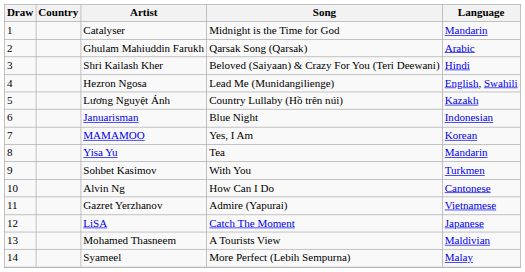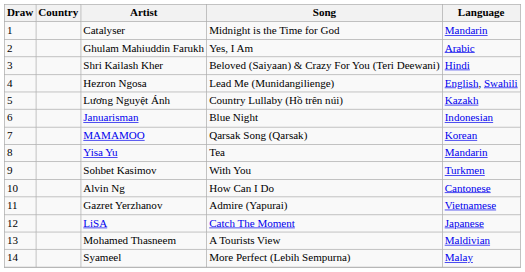(258, 48) Qarsak Song (Qarsak) -> (231, 48) Yes, I Am
(231, 135) Yes, I Am -> (258, 135) Qarsak Song (Qarsak)
